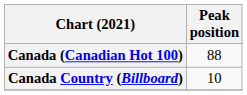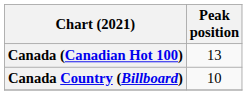(214, 55) 88 -> (214, 55) 13
